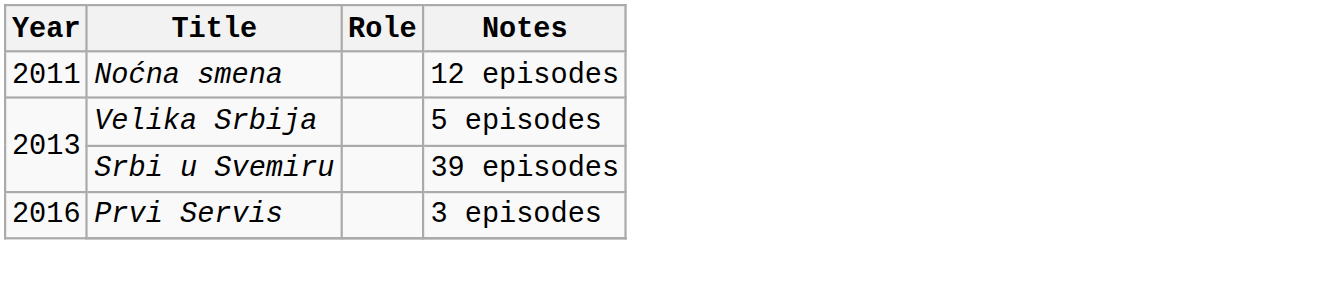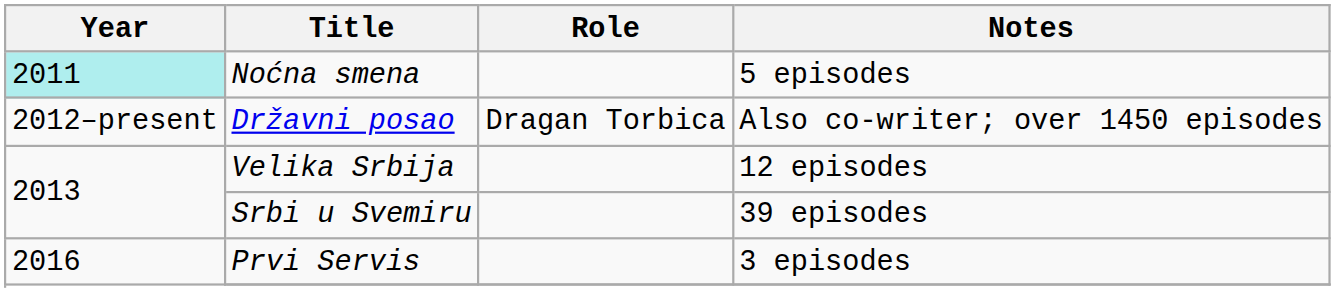(46, 75) no background -> (46, 75) paleturquoise background
(525, 75) 12 episodes -> (825, 75) 5 episodes
+ row: (343, 122)
(516, 122) 5 episodes -> (834, 168) 12 episodes
